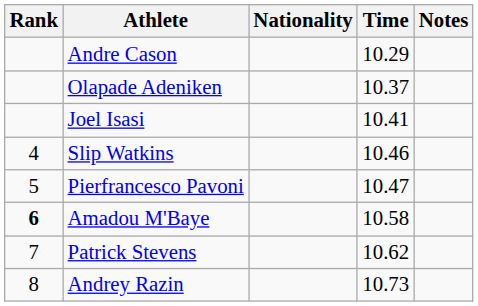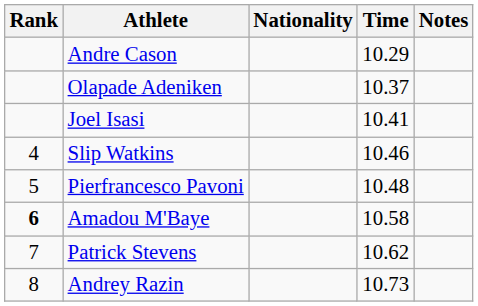(386, 185) 10.47 -> (386, 185) 10.48
